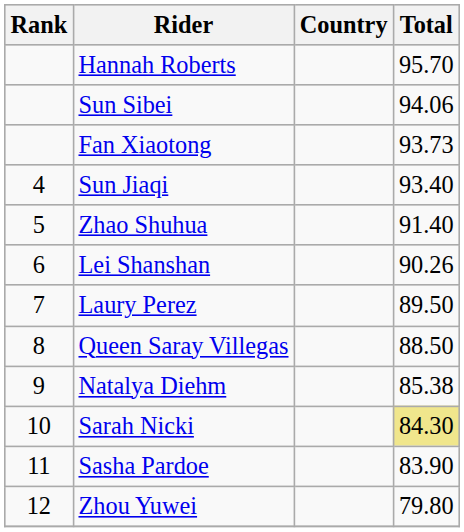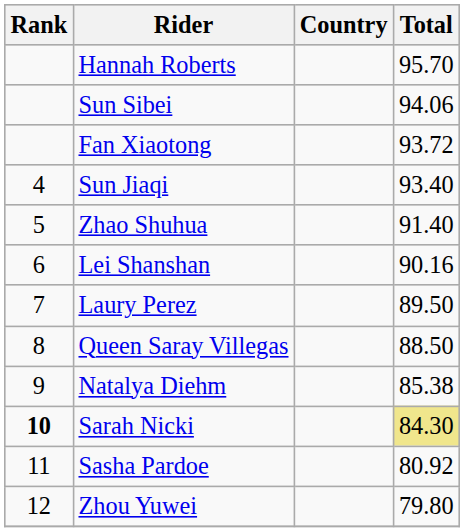(426, 145) 93.73 -> (426, 145) 93.72
(426, 265) 90.26 -> (426, 265) 90.16
(39, 425) normal -> (39, 425) bold
(426, 465) 83.90 -> (426, 465) 80.92
